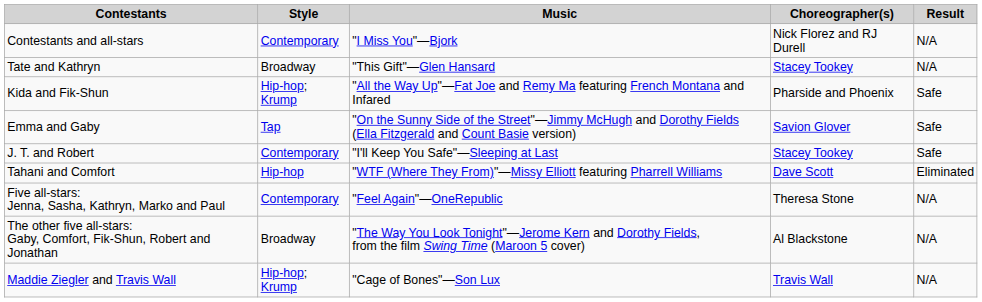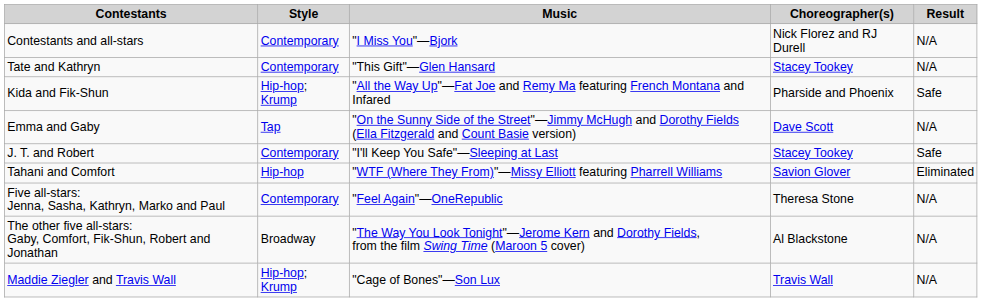(288, 67) Broadway -> (300, 67) Contemporary
(812, 127) Savion Glover -> (803, 127) Dave Scott
(929, 127) Safe -> (927, 127) N/A
(803, 173) Dave Scott -> (812, 173) Savion Glover
